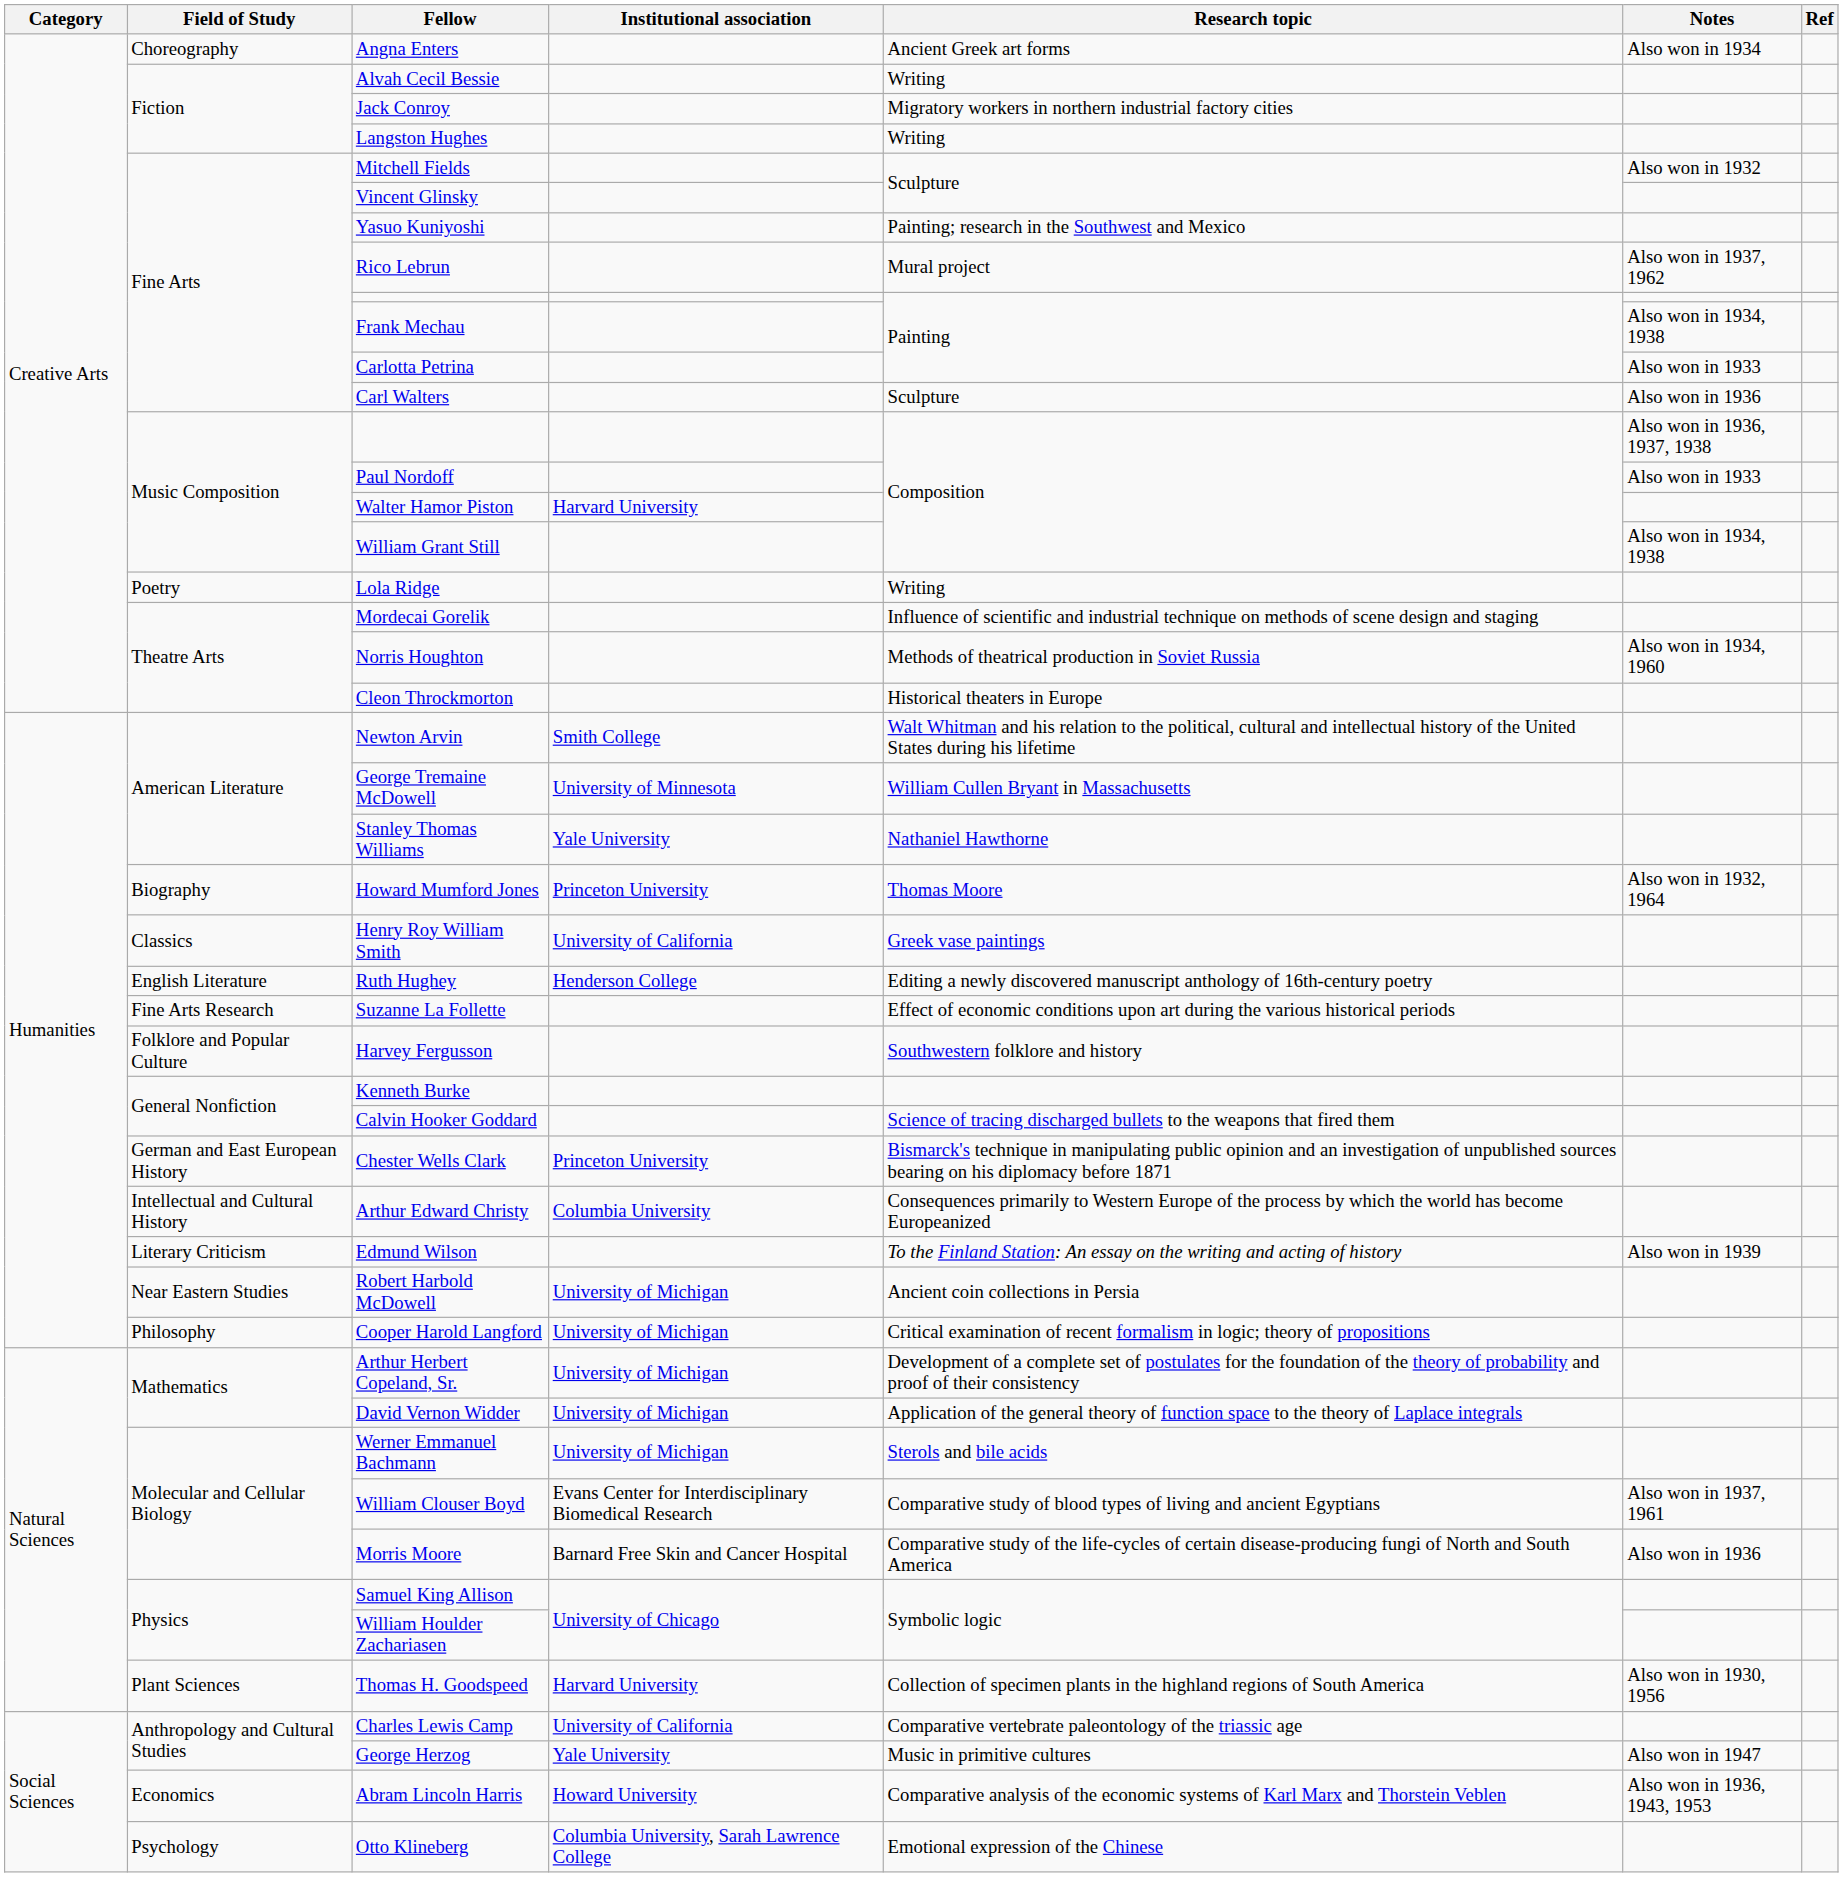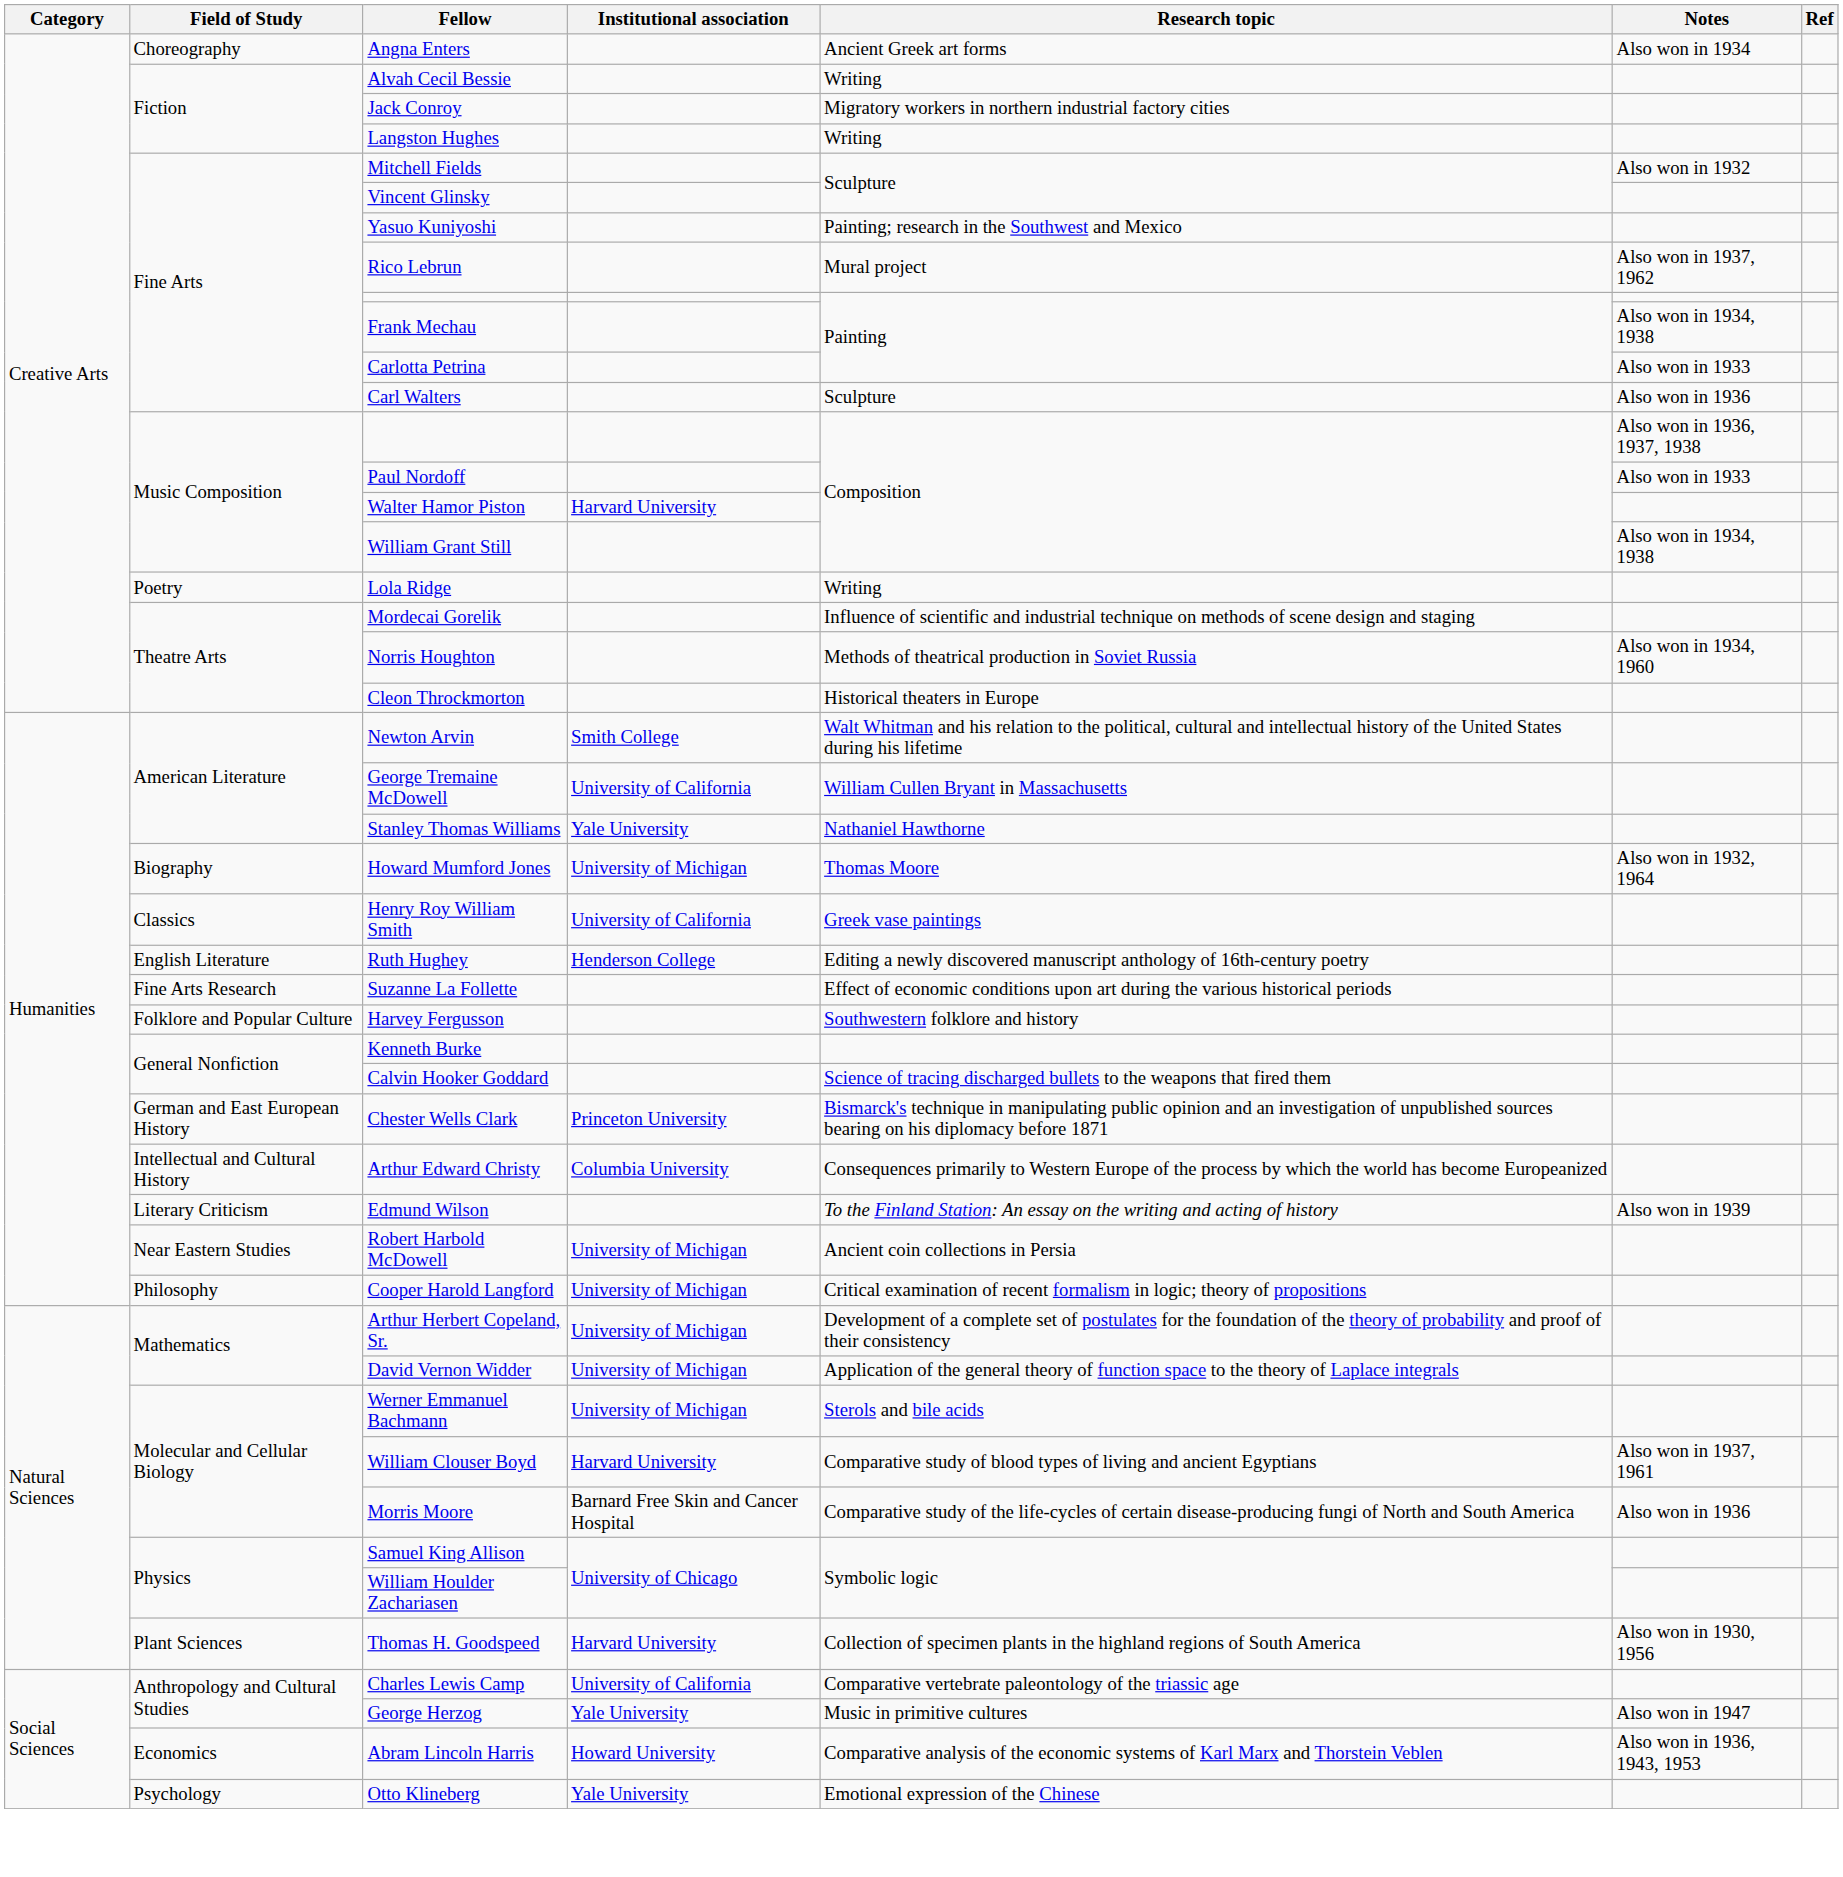(644, 788) University of Minnesota -> (661, 788) University of California
(630, 889) Princeton University -> (659, 868) University of Michigan
(680, 1503) Evans Center for Interdisciplinary Biomedical Research -> (644, 1461) Harvard University
(696, 1846) Columbia University, Sarah Lawrence College -> (630, 1793) Yale University
